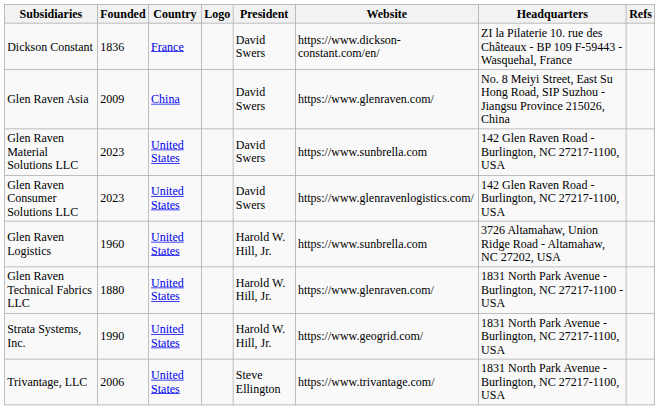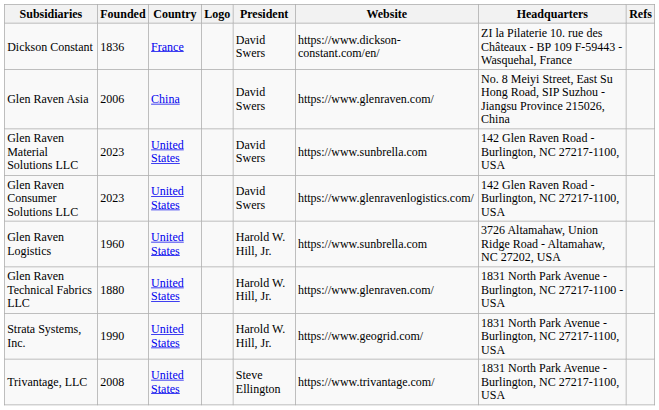(112, 99) 2009 -> (112, 99) 2006
(112, 382) 2006 -> (112, 382) 2008
